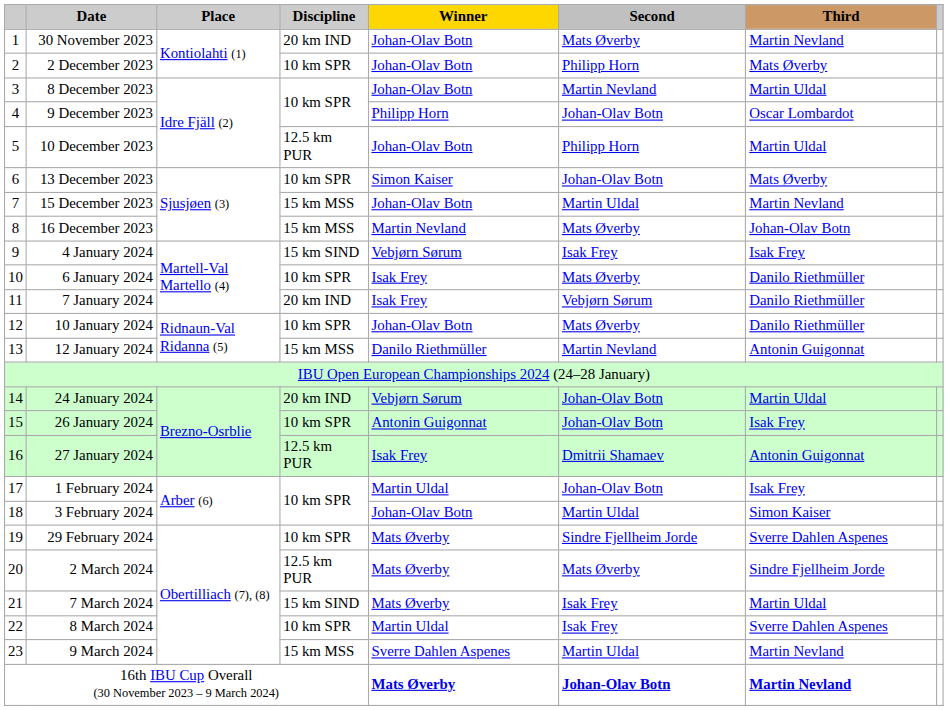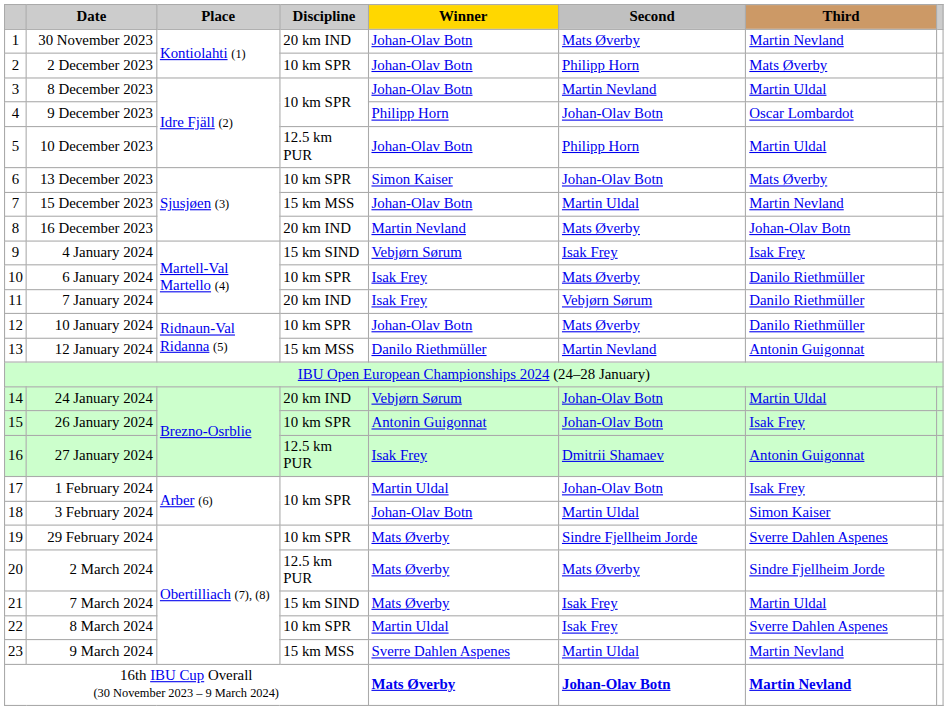(319, 228) 15 km MSS -> (317, 228) 20 km IND
